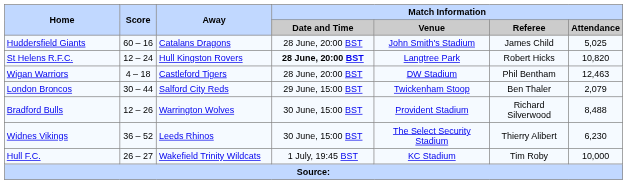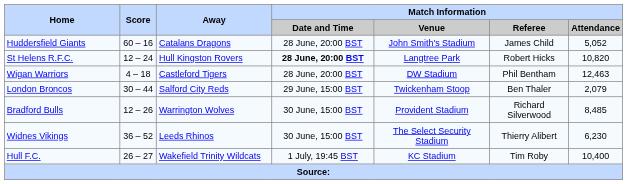(596, 43) 5,025 -> (596, 43) 5,052
(596, 110) 8,488 -> (596, 110) 8,485
(596, 156) 10,000 -> (596, 156) 10,400
